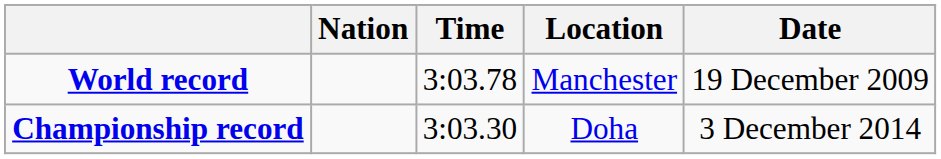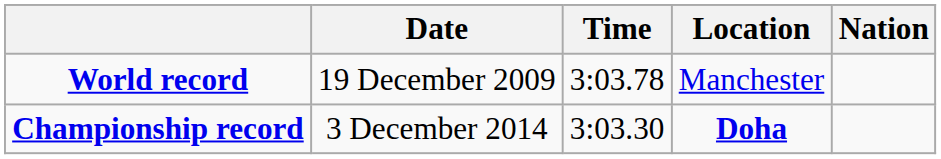columns swapped: (363, 29) <-> (810, 29)
(604, 128) normal -> (752, 128) bold
